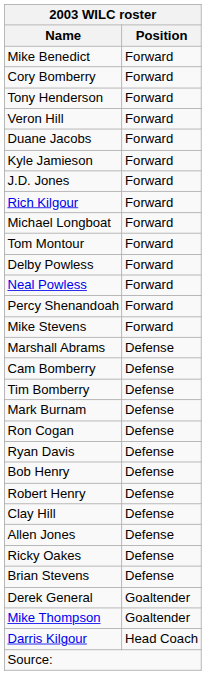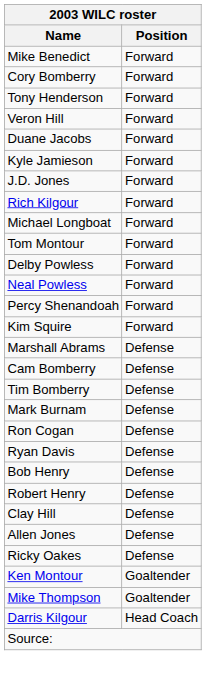+ row: (40, 327)
- row: (47, 327)
- row: (48, 576)
- row: (50, 597)
+ row: (45, 576)
